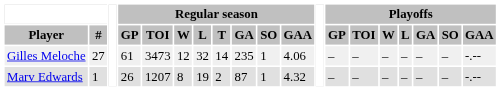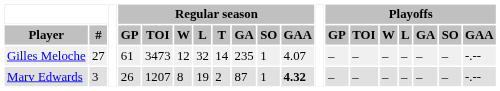(295, 55) 4.06 -> (295, 55) 4.07
(95, 76) 1 -> (95, 76) 3
(295, 76) normal -> (295, 76) bold
